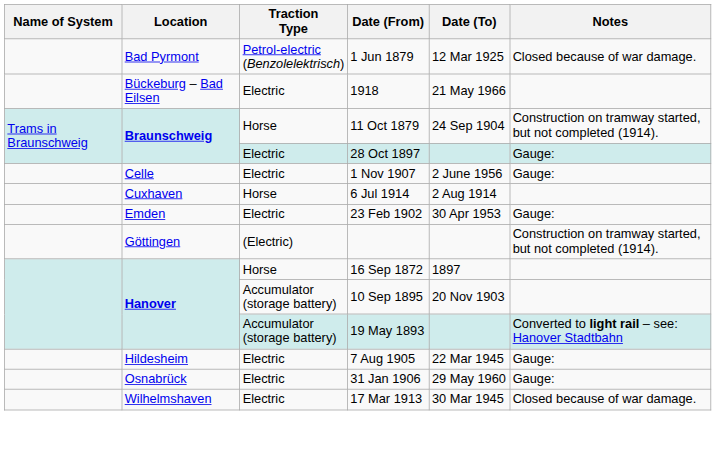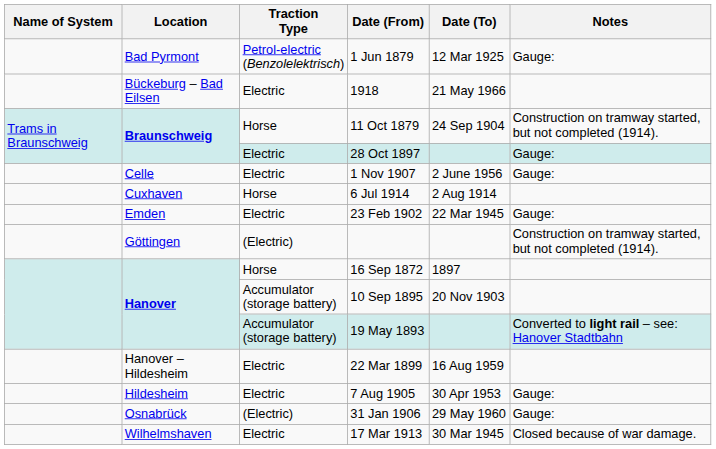(604, 56) Closed because of war damage. -> (534, 56) Gauge:
(466, 214) 30 Apr 1953 -> (468, 214) 22 Mar 1945
+ row: (386, 366)
(468, 359) 22 Mar 1945 -> (466, 393) 30 Apr 1953
(264, 379) Electric -> (268, 414) (Electric)
